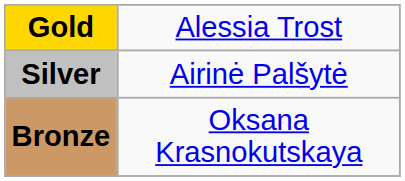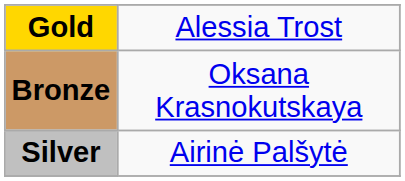rows swapped: (61, 73) <-> (61, 136)
